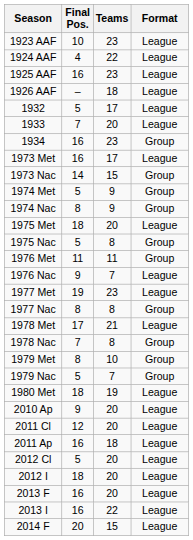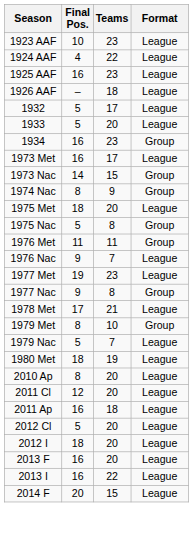(78, 125) 7 -> (78, 125) 5
- row: (33, 192)
(78, 309) 8 -> (78, 292) 9
- row: (33, 342)
(160, 376) Group -> (160, 342) League
(78, 409) 9 -> (78, 376) 8
